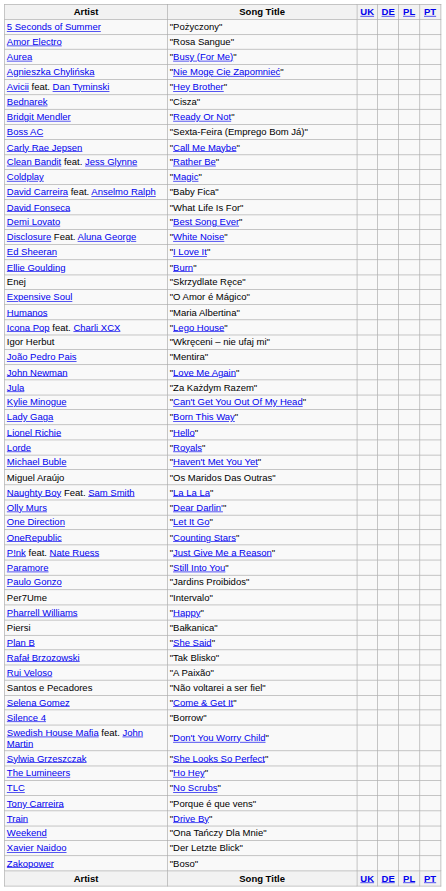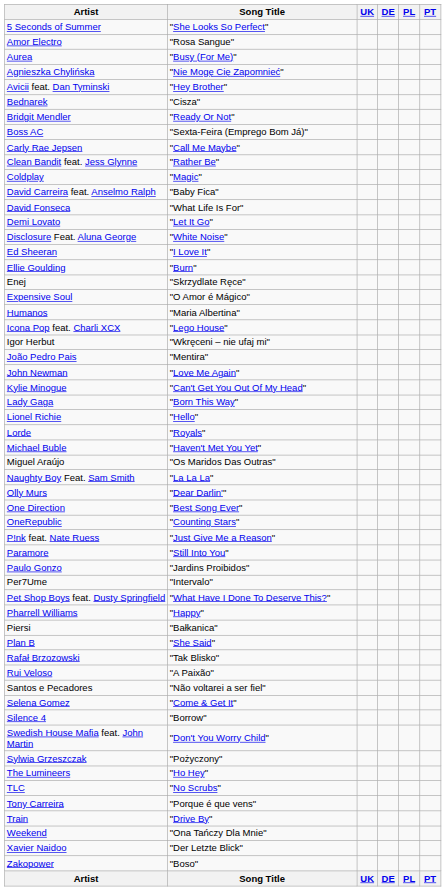(196, 27) "Pożyczony" -> (219, 27) "She Looks So Perfect"
(206, 222) "Best Song Ever" -> (191, 222) "Let It Go"
- row: (16, 387)
(191, 522) "Let It Go" -> (206, 507) "Best Song Ever"
+ row: (86, 597)
(219, 758) "She Looks So Perfect" -> (196, 758) "Pożyczony"
